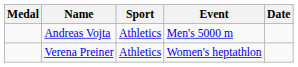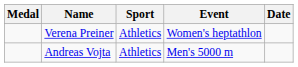rows swapped: (79, 52) <-> (77, 33)
